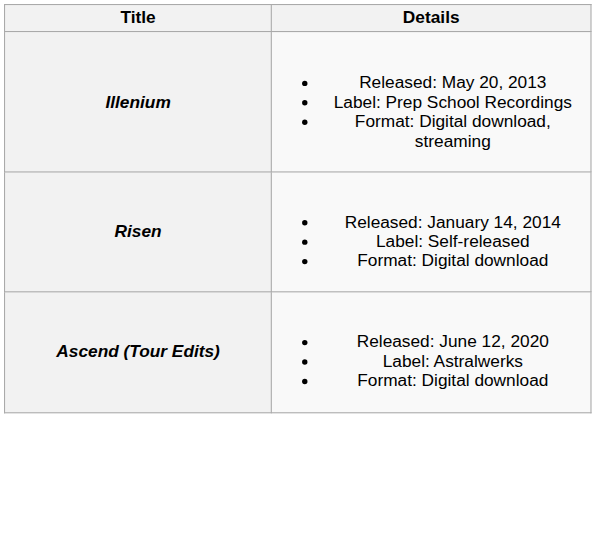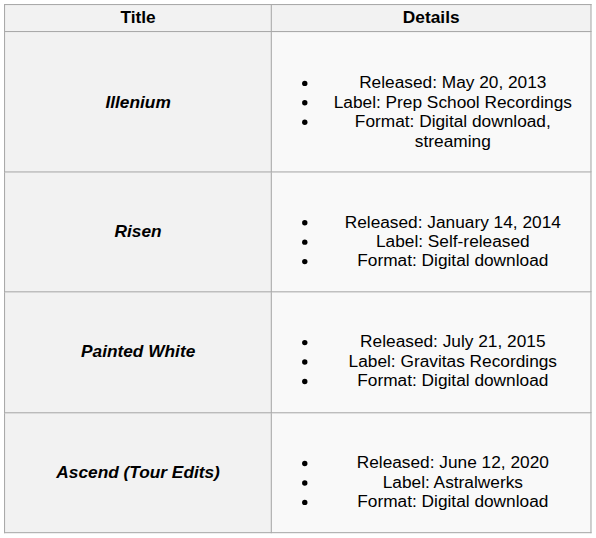+ row: (138, 352)
